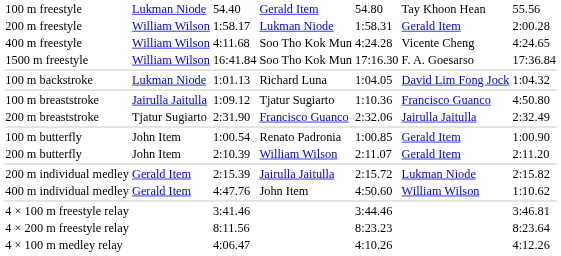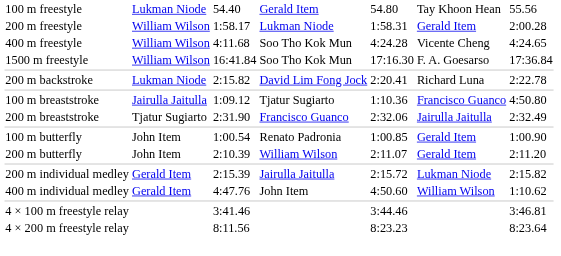- row: (49, 80)
+ row: (49, 80)
- row: (64, 244)
